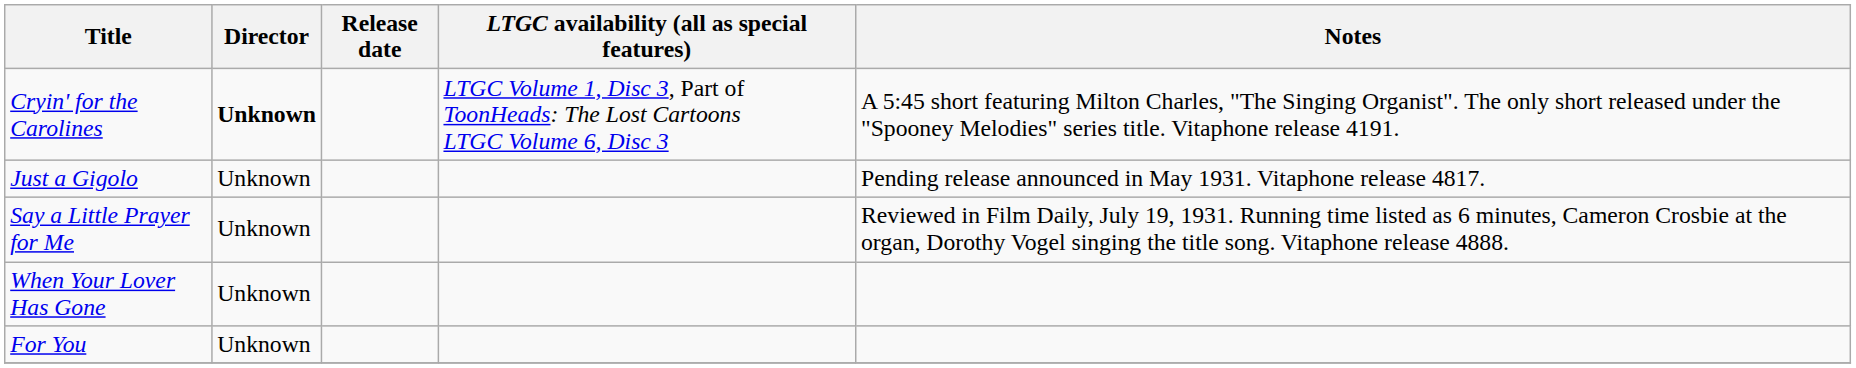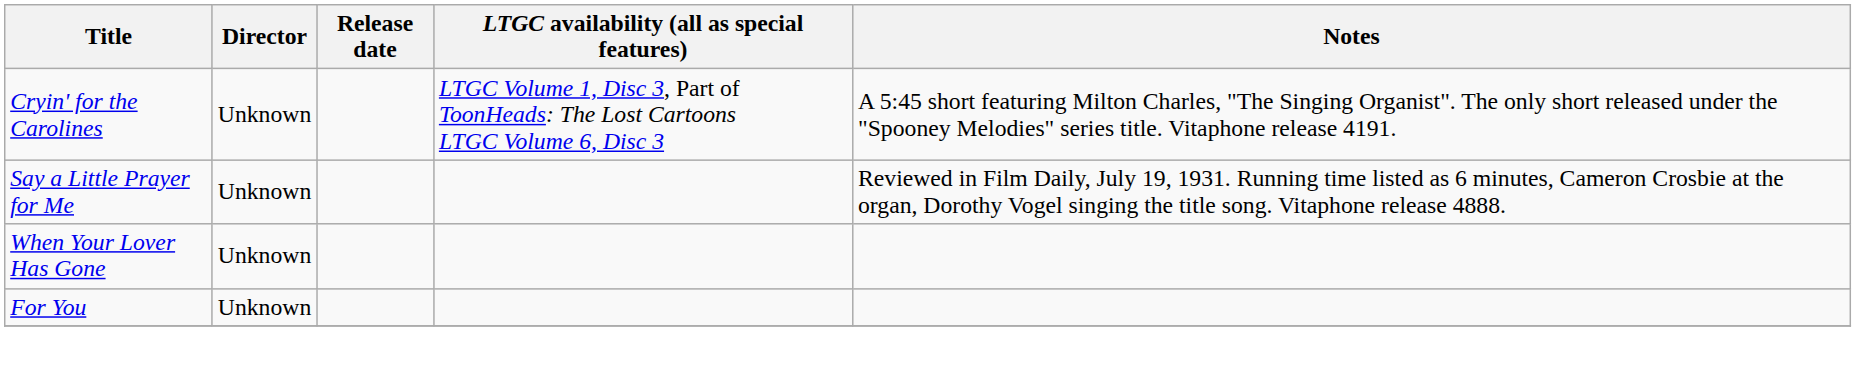(267, 114) bold -> (265, 114) normal
- row: (74, 178)
